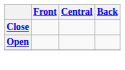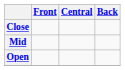+ row: (18, 42)
